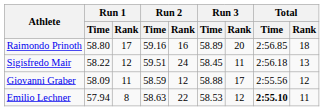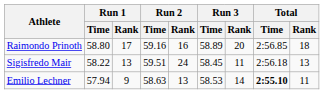(126, 63) 12 -> (126, 63) 13
- row: (41, 80)
(126, 97) 8 -> (126, 80) 9
(183, 97) 22 -> (183, 80) 13
(239, 97) 12 -> (239, 80) 14
